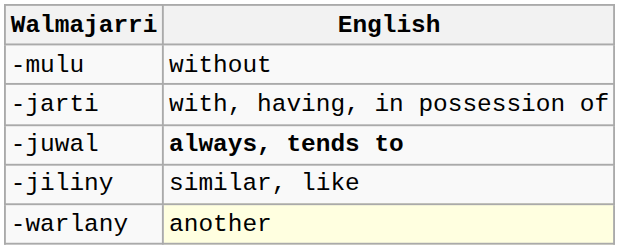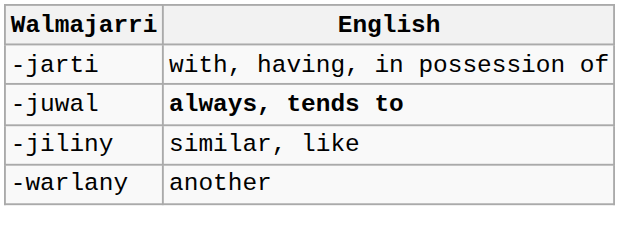- row: (47, 65)
(220, 224) lightyellow background -> (220, 184) no background
